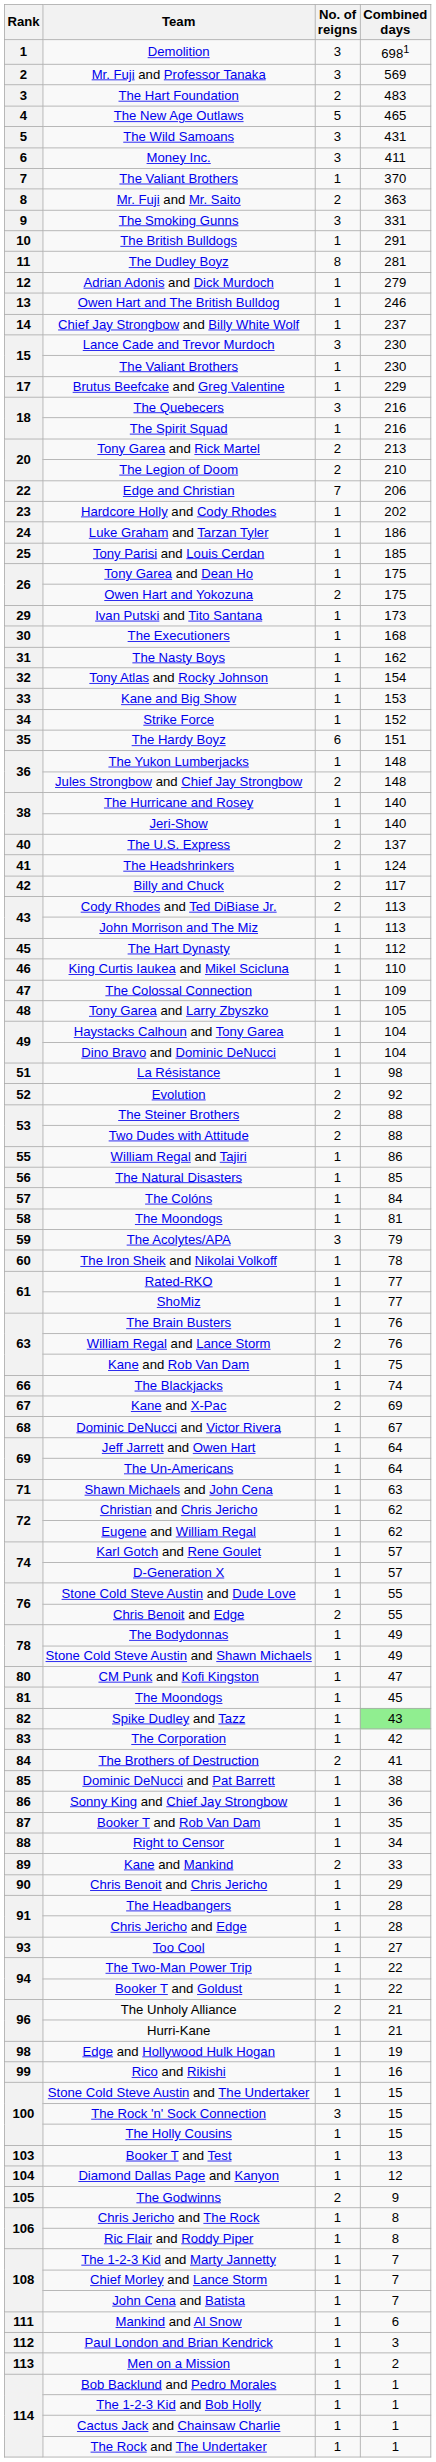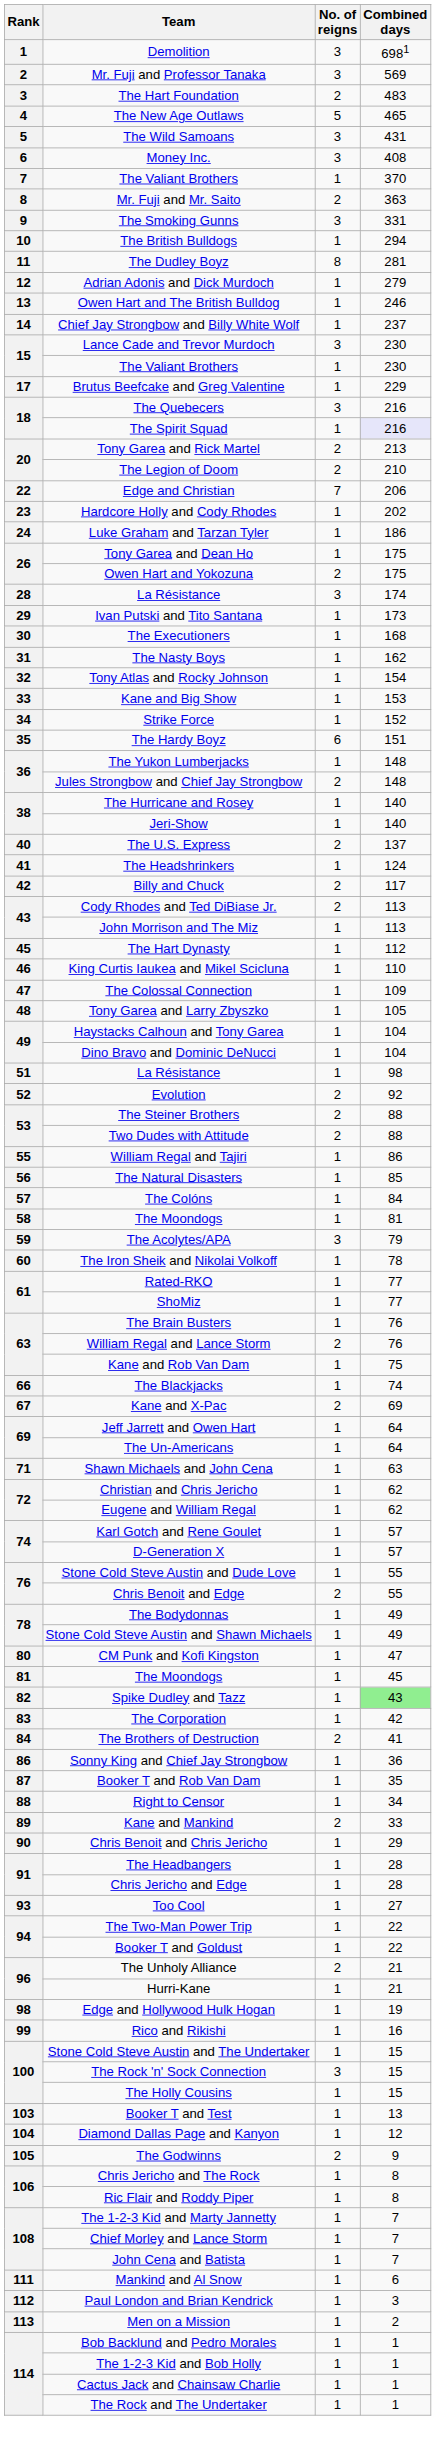(395, 158) 411 -> (395, 158) 408
(395, 241) 291 -> (395, 241) 294
(395, 428) no background -> (395, 428) lavender background
- row: (23, 553)
+ row: (23, 595)
- row: (23, 1427)
- row: (23, 1781)
